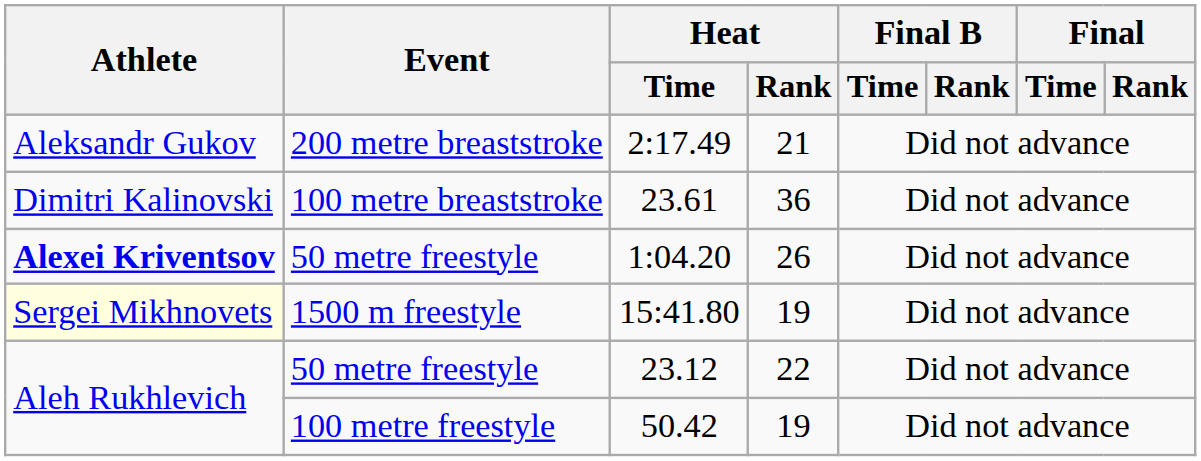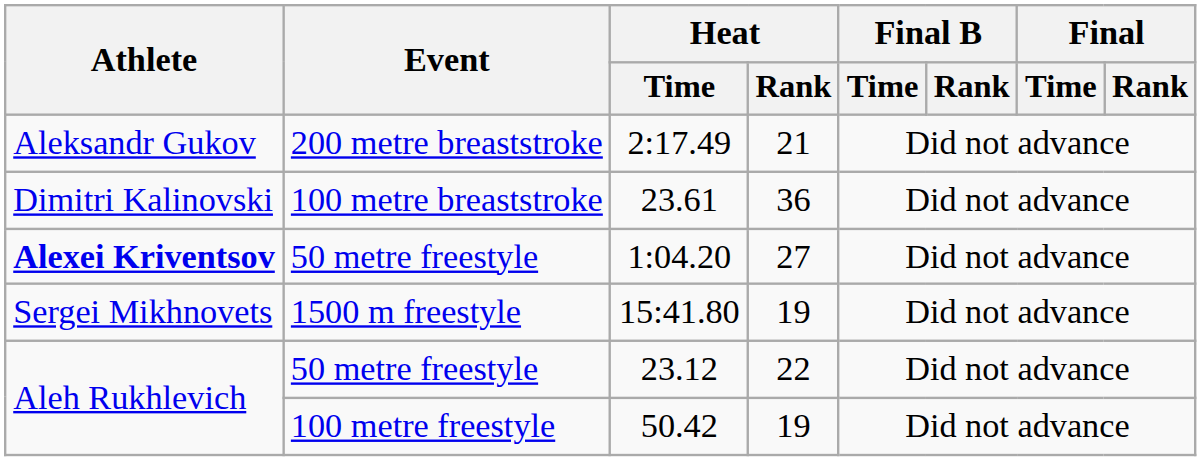(793, 256) 26 -> (793, 256) 27
(143, 312) lightyellow background -> (143, 312) no background
